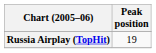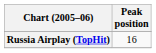(132, 39) 19 -> (132, 39) 16
